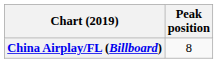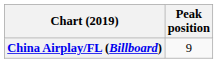(189, 48) 8 -> (189, 48) 9
